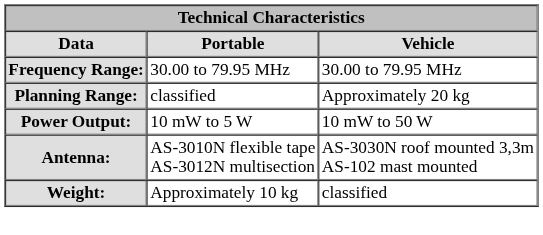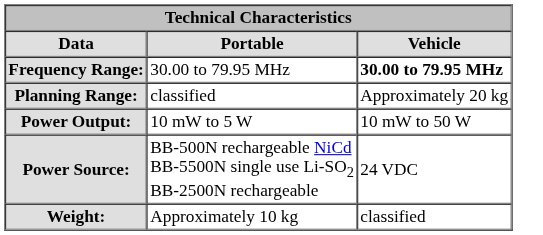(392, 69) normal -> (432, 69) bold
+ row: (76, 169)
- row: (76, 157)
